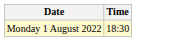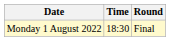+ column: (148, 12)
